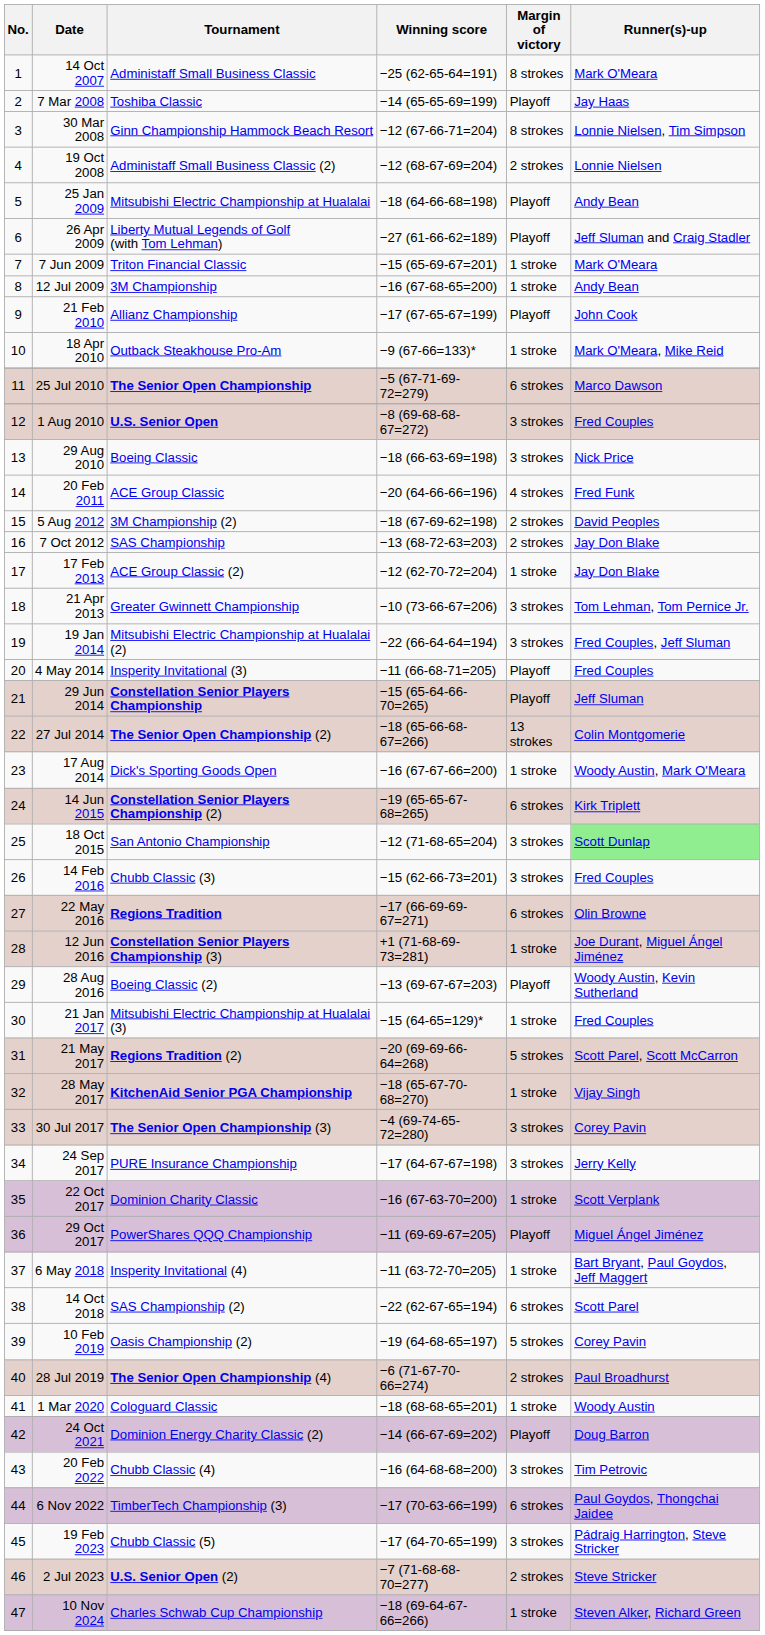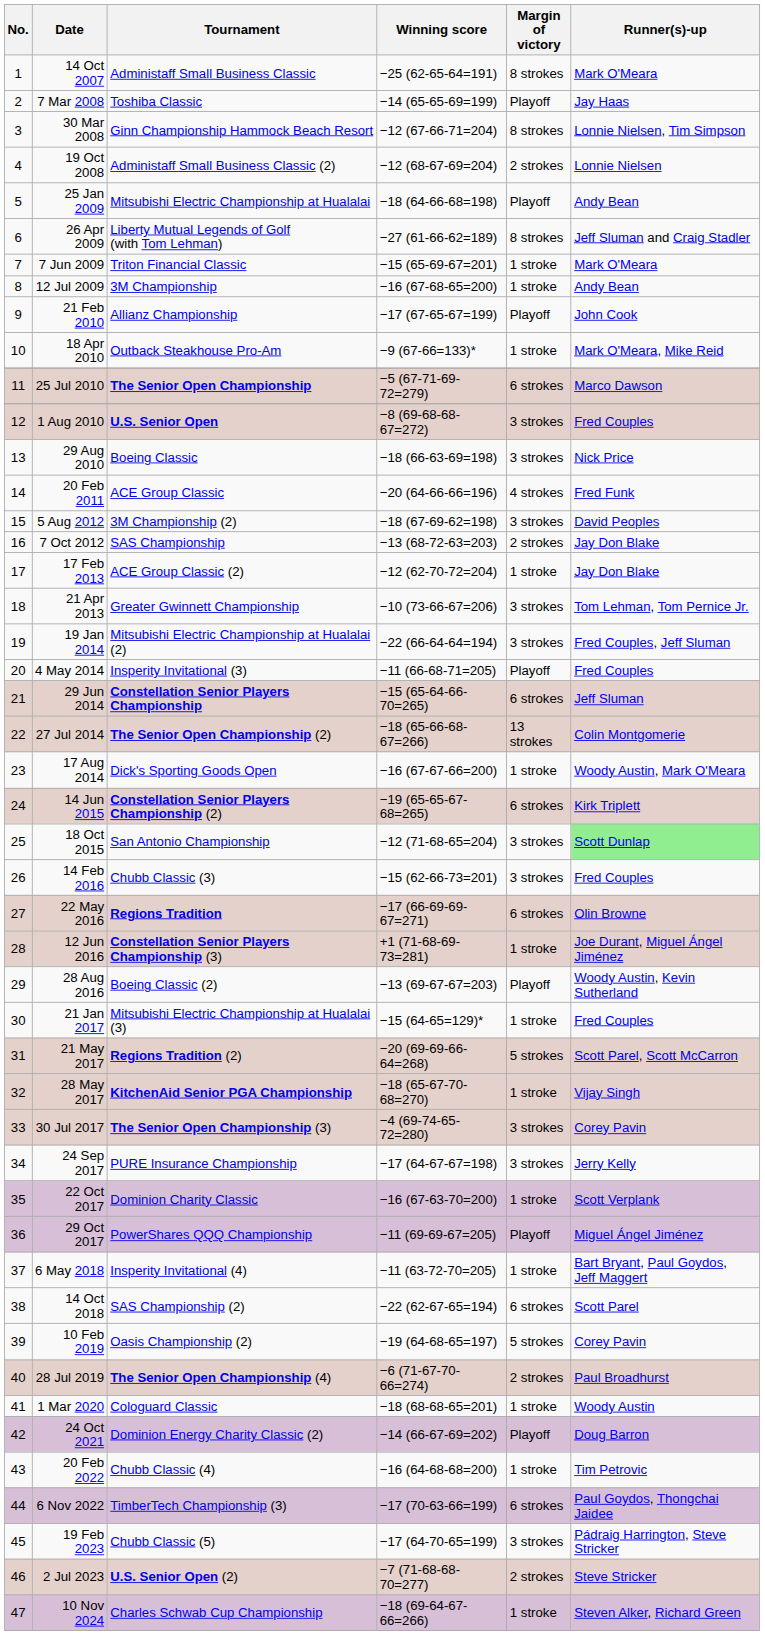(530, 237) Playoff -> (537, 237) 8 strokes
(537, 521) 2 strokes -> (537, 521) 3 strokes
(530, 699) Playoff -> (537, 699) 6 strokes
(537, 1470) 3 strokes -> (533, 1470) 1 stroke
